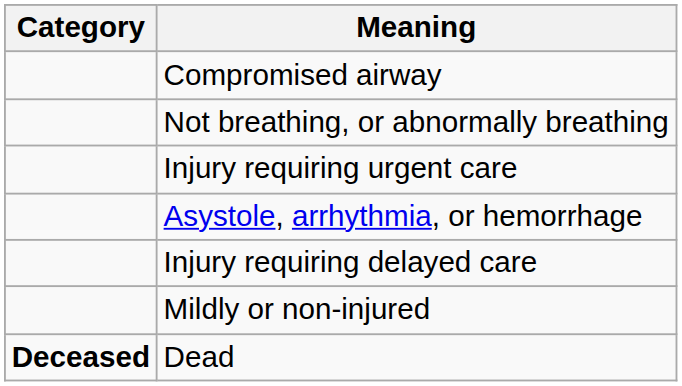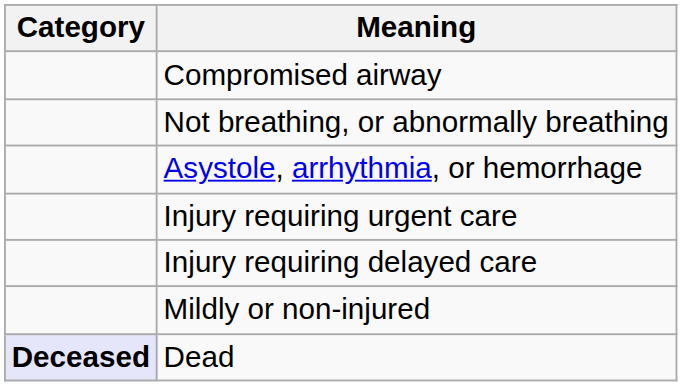rows swapped: (403, 215) <-> (340, 168)
(81, 356) no background -> (81, 356) lavender background
